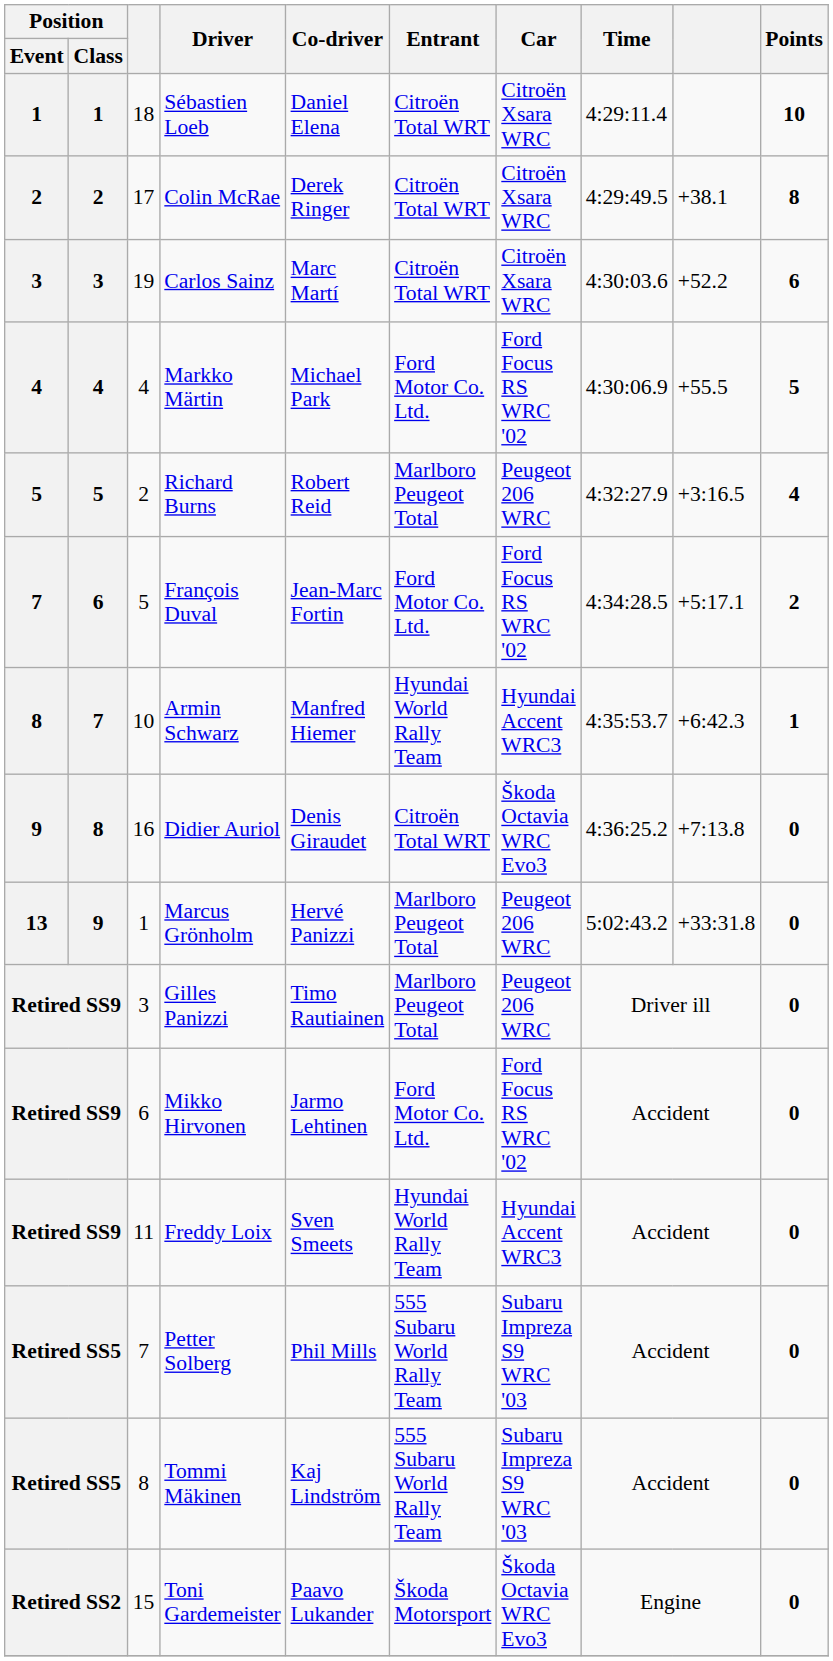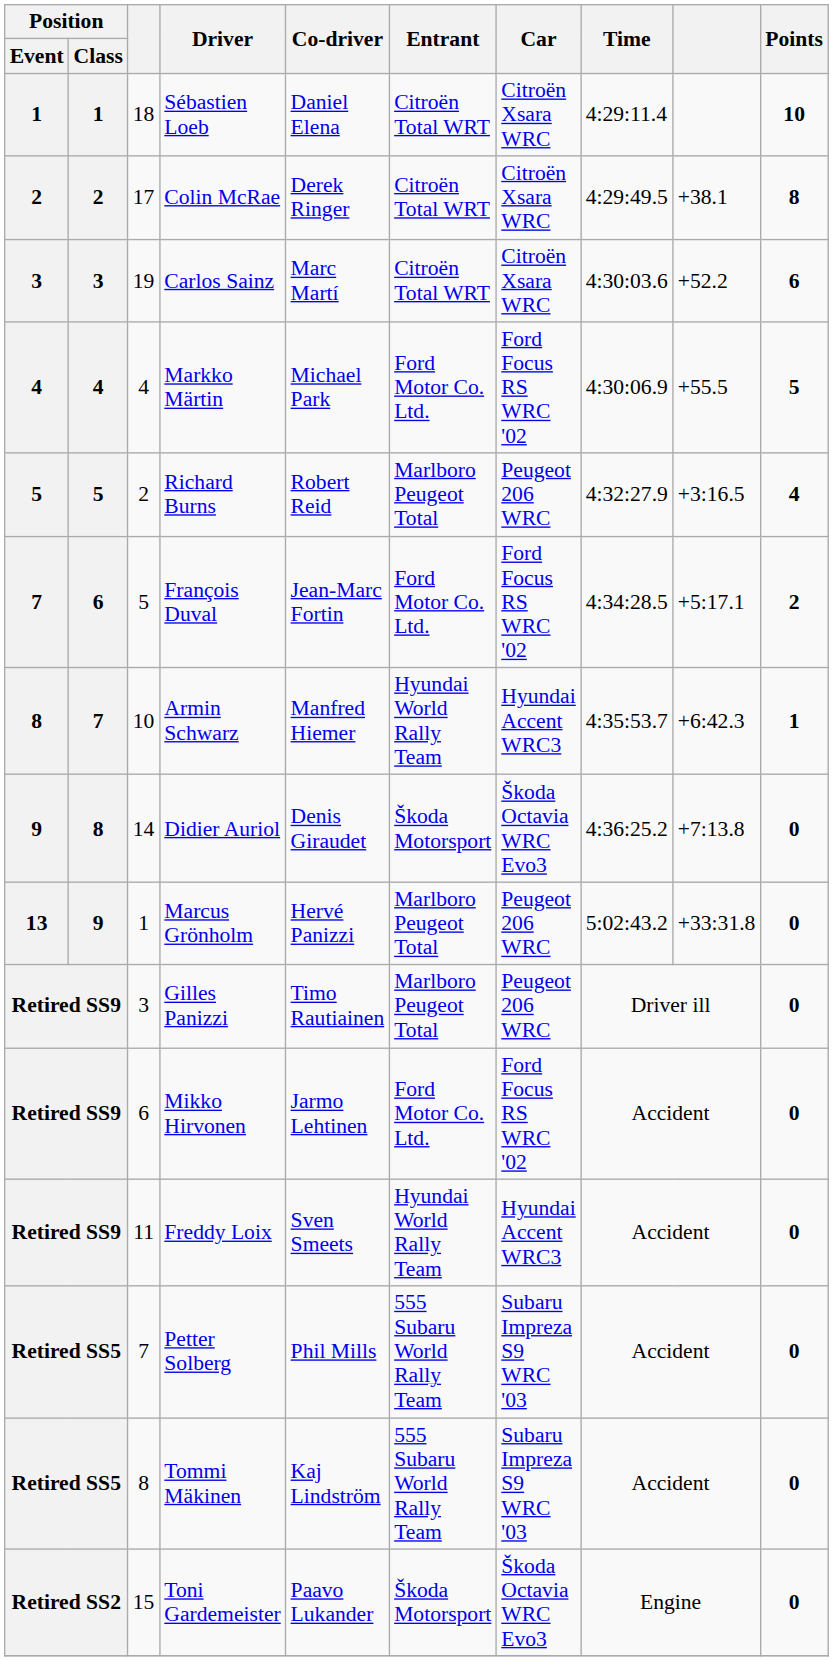(144, 828) 16 -> (144, 828) 14
(442, 828) Citroën Total WRT -> (443, 828) Škoda Motorsport
